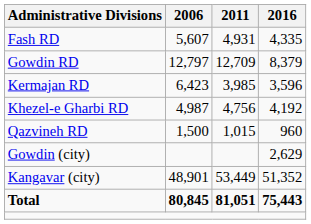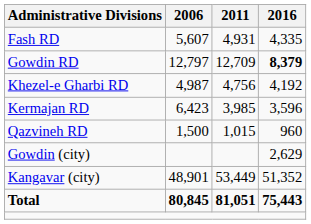(286, 62) normal -> (286, 62) bold
rows swapped: (48, 85) <-> (68, 108)
